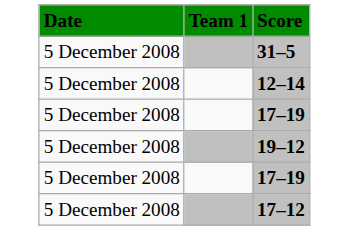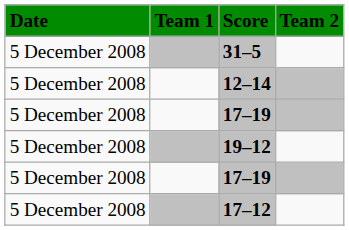+ column: (309, 20)
